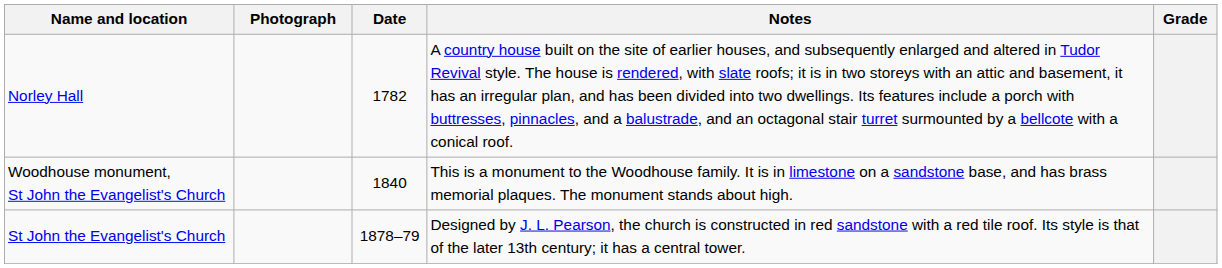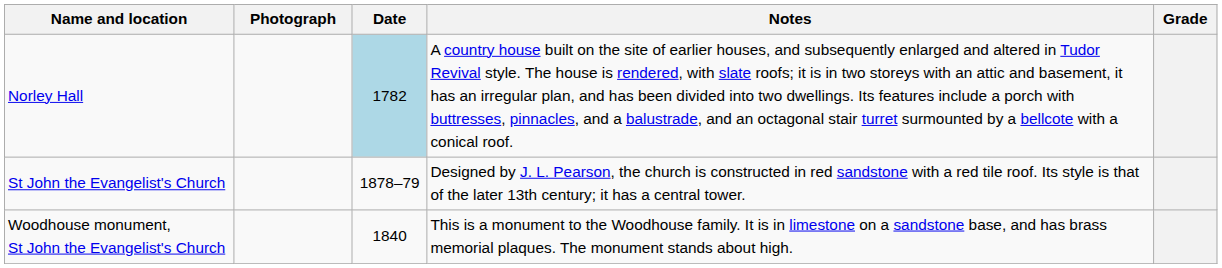(390, 95) no background -> (390, 95) lightblue background
rows swapped: (117, 183) <-> (117, 236)
